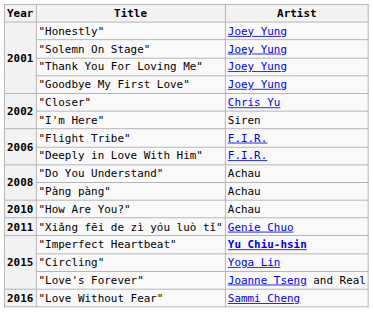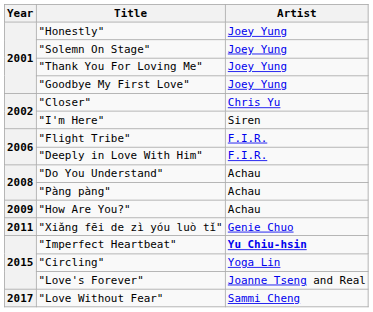(20, 209) 2010 -> (20, 209) 2009
(20, 298) 2016 -> (20, 298) 2017
